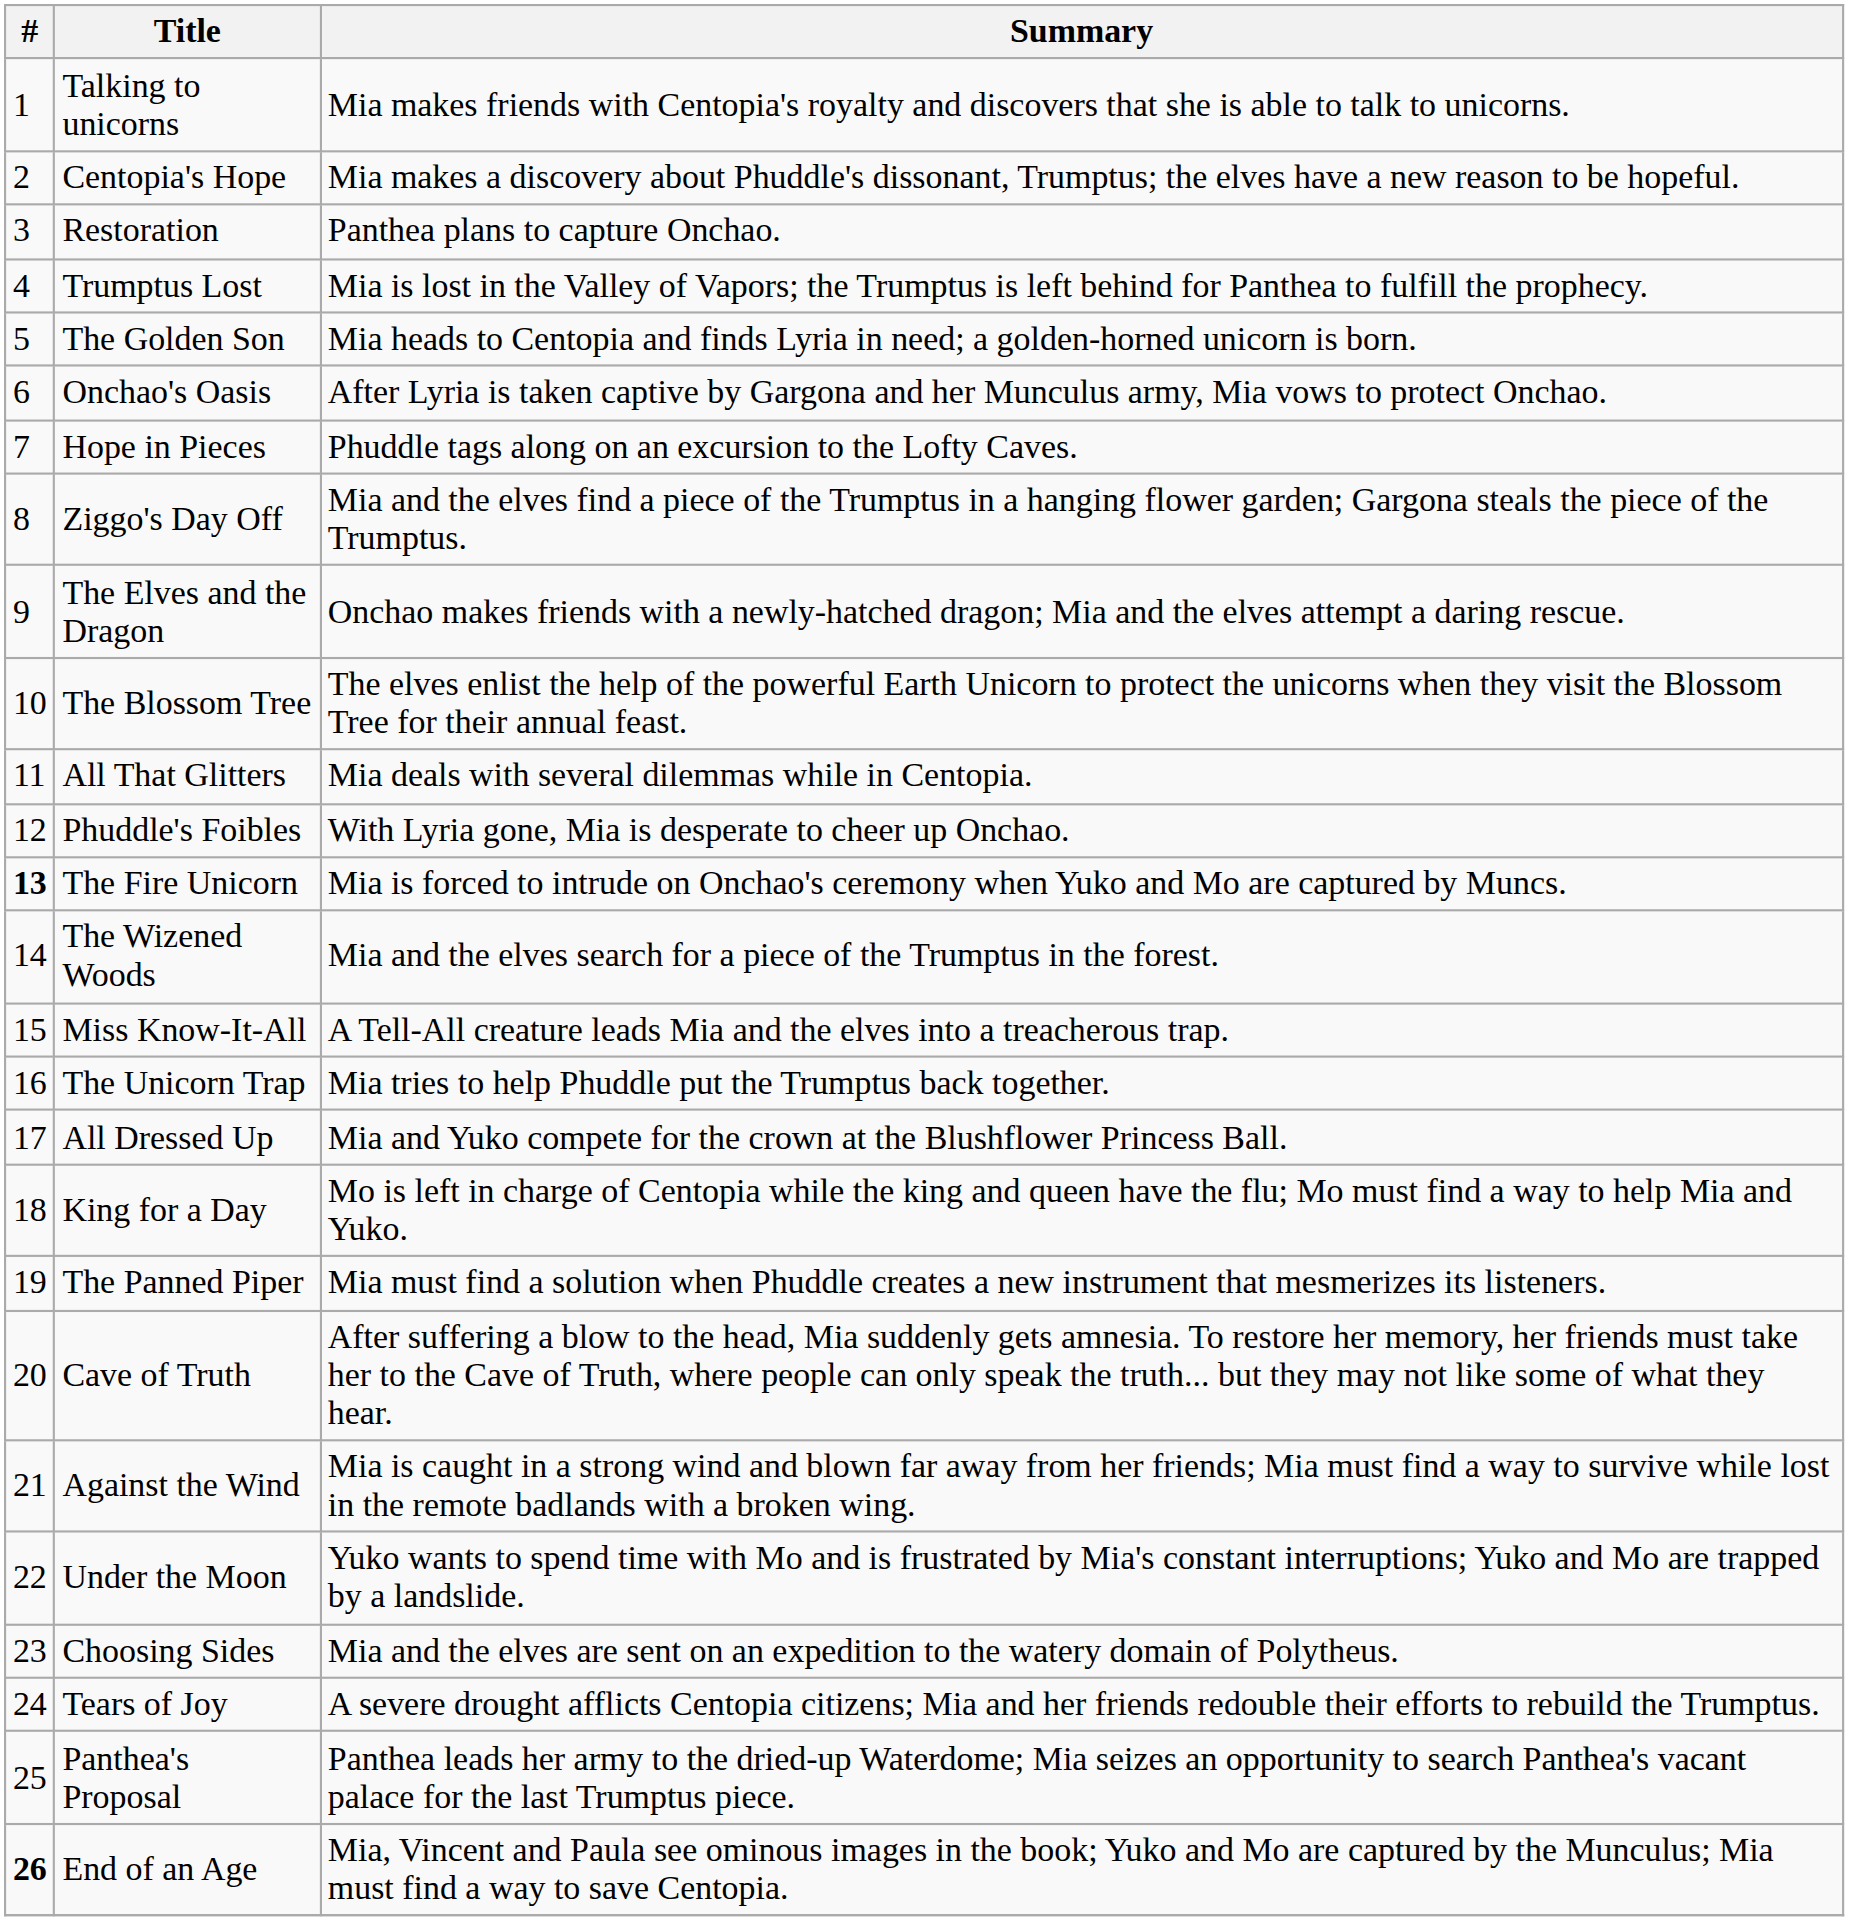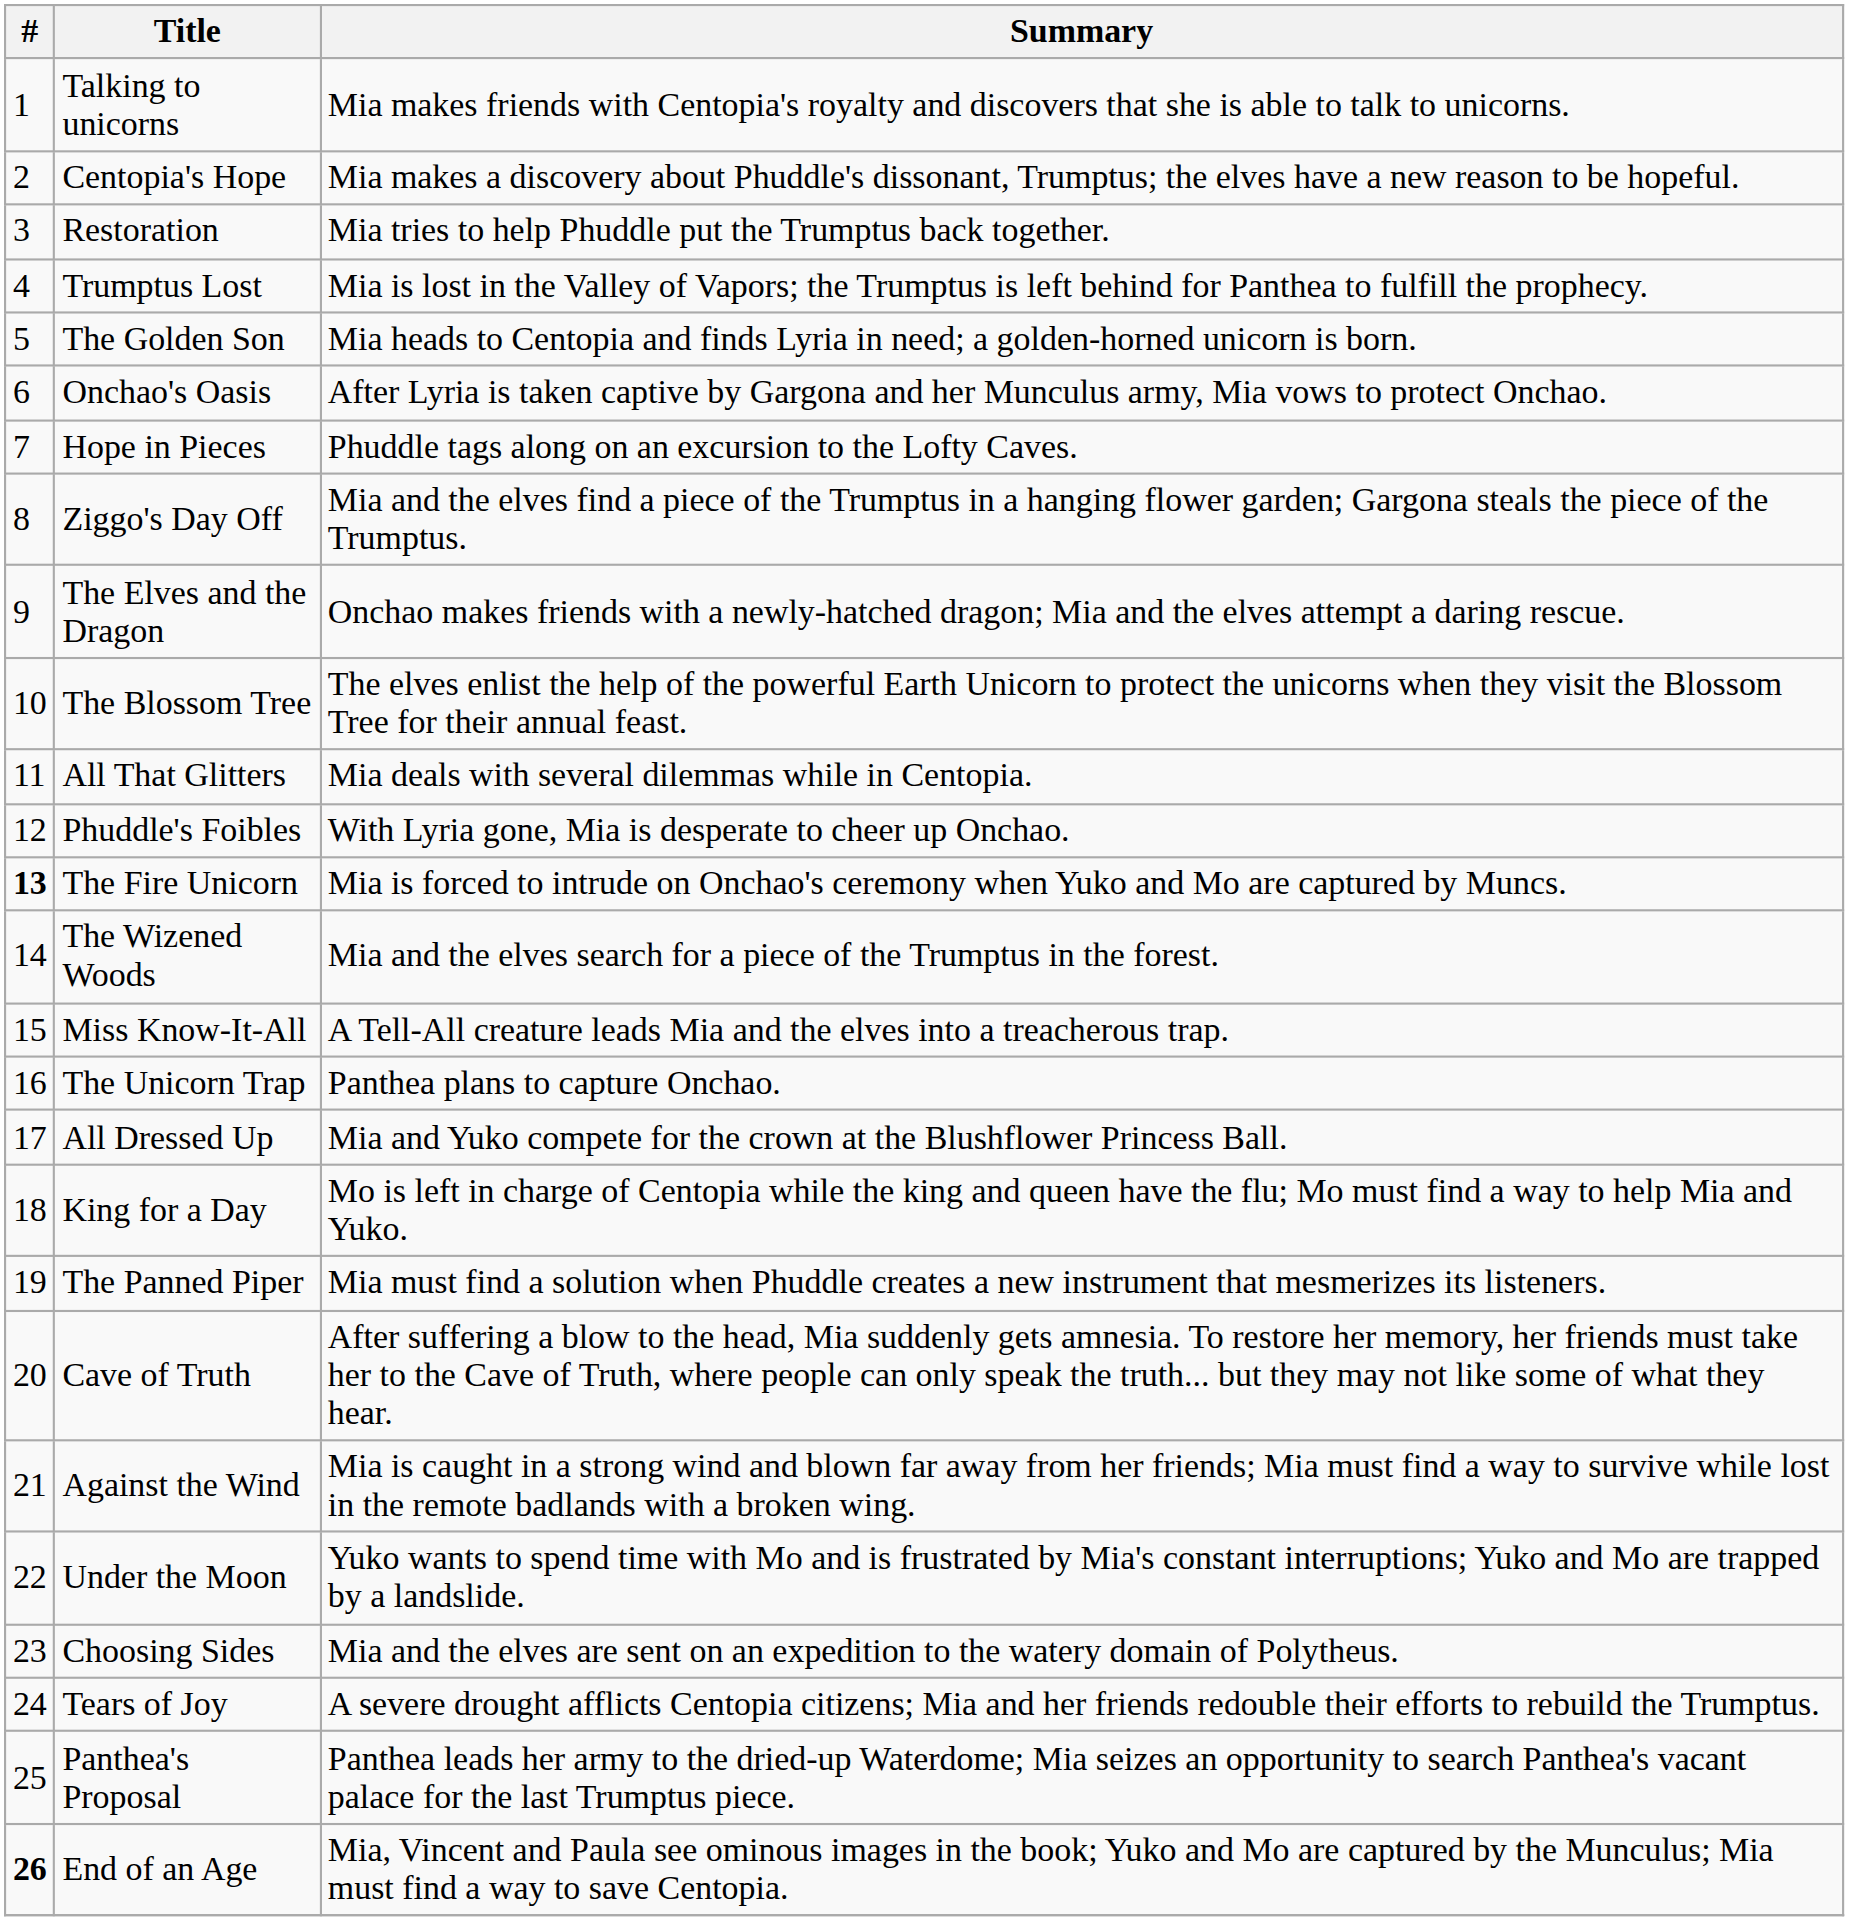(554, 230) Panthea plans to capture Onchao. -> (719, 230) Mia tries to help Phuddle put the Trumptus back together.
(719, 1082) Mia tries to help Phuddle put the Trumptus back together. -> (554, 1082) Panthea plans to capture Onchao.
